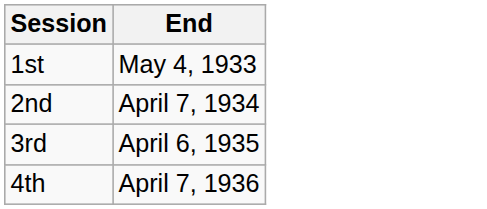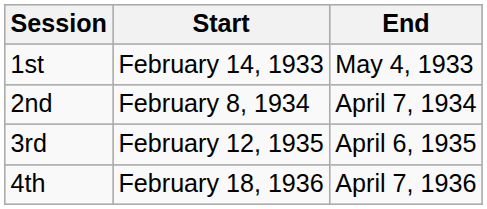+ column: (221, 24)
